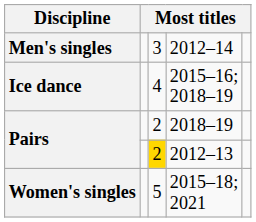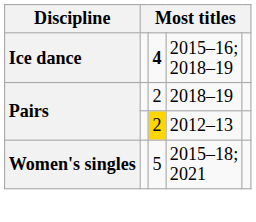- row: (202, 47)
(157, 86) normal -> (157, 57) bold
